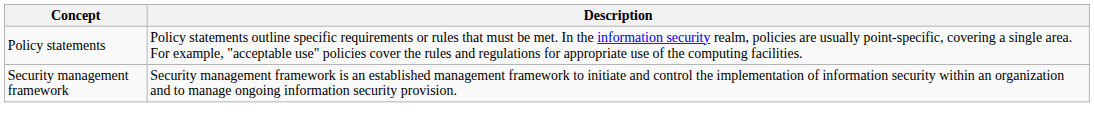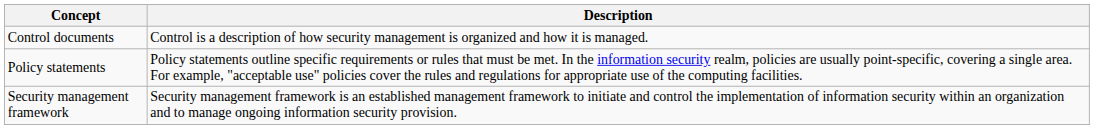+ row: (61, 37)
